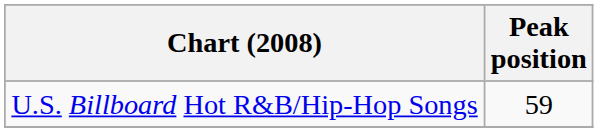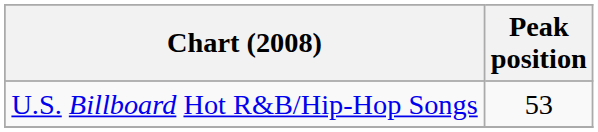(539, 103) 59 -> (539, 103) 53
